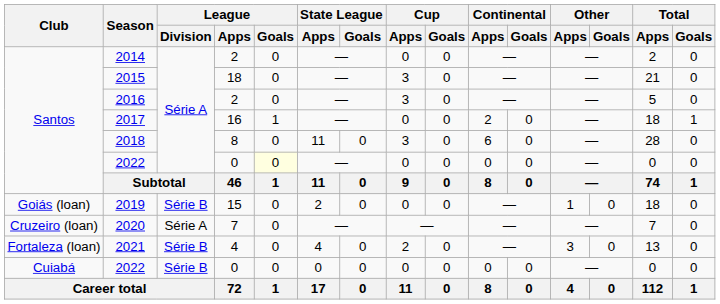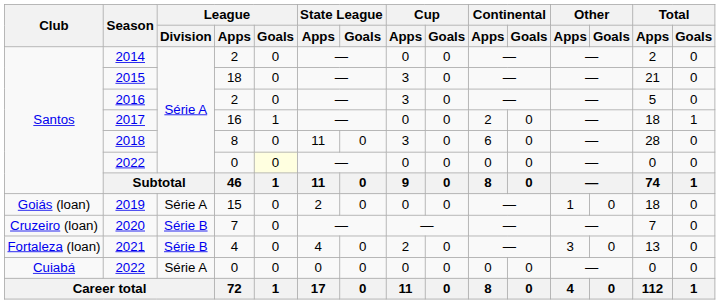(186, 204) Série B -> (186, 204) Série A
(186, 225) Série A -> (186, 225) Série B
(186, 267) Série B -> (186, 267) Série A
